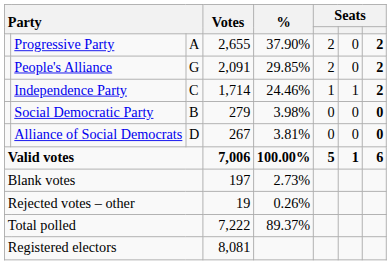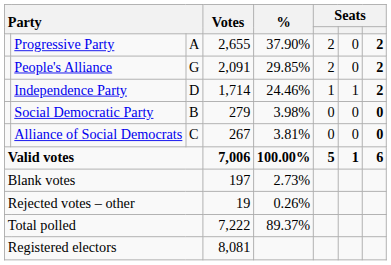(194, 90) C -> (194, 90) D
(194, 135) D -> (194, 135) C
